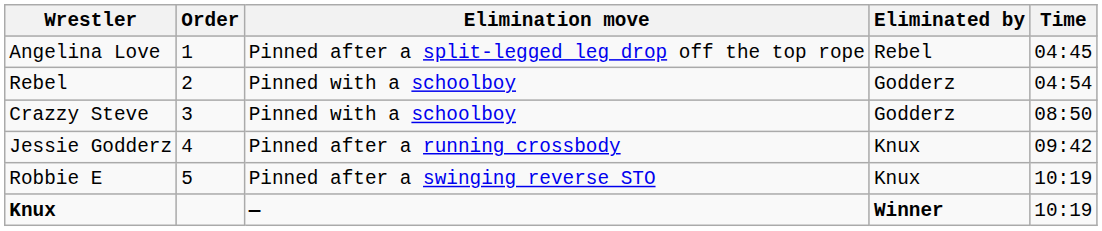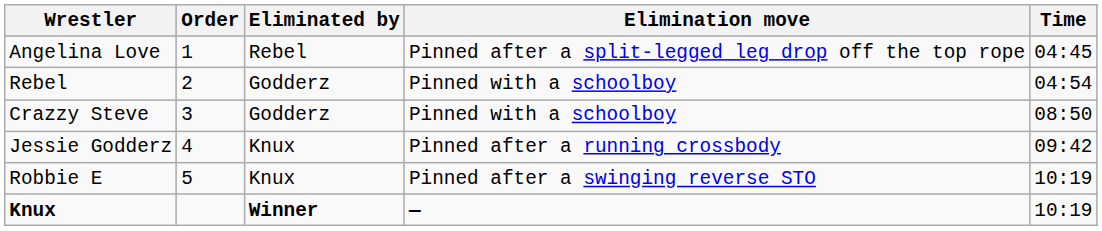columns swapped: (950, 21) <-> (557, 21)
